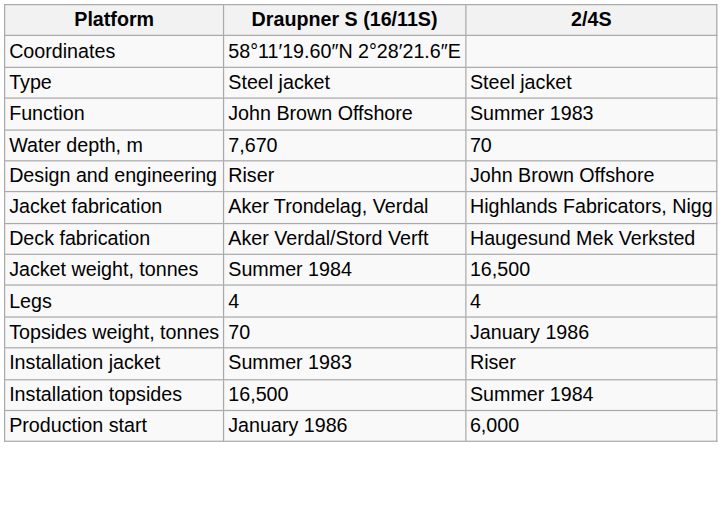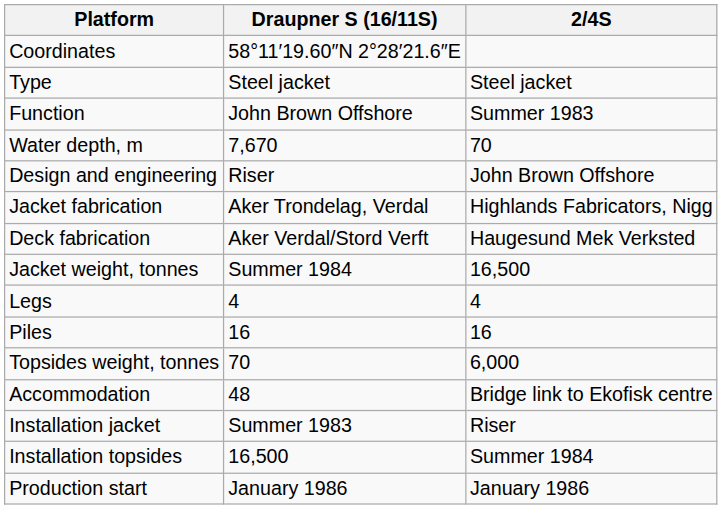+ row: (30, 332)
(530, 332) January 1986 -> (495, 363) 6,000
+ row: (80, 394)
(495, 425) 6,000 -> (530, 488) January 1986
